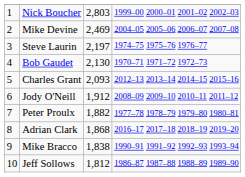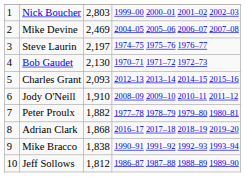(98, 96) 1,912 -> (98, 96) 1,910
